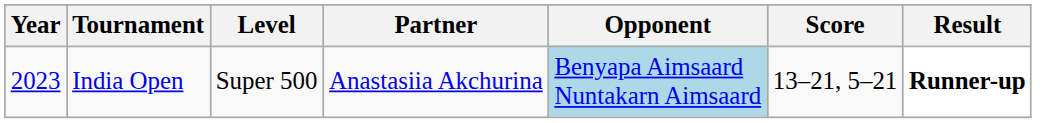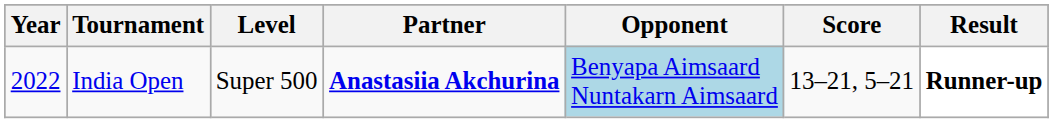(36, 81) 2023 -> (36, 81) 2022
(436, 81) normal -> (444, 81) bold
